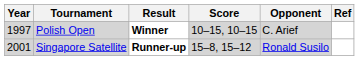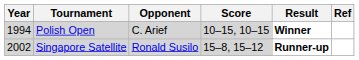columns swapped: (296, 13) <-> (159, 13)
(19, 30) 1997 -> (19, 30) 1994
(19, 47) 2001 -> (19, 47) 2002
